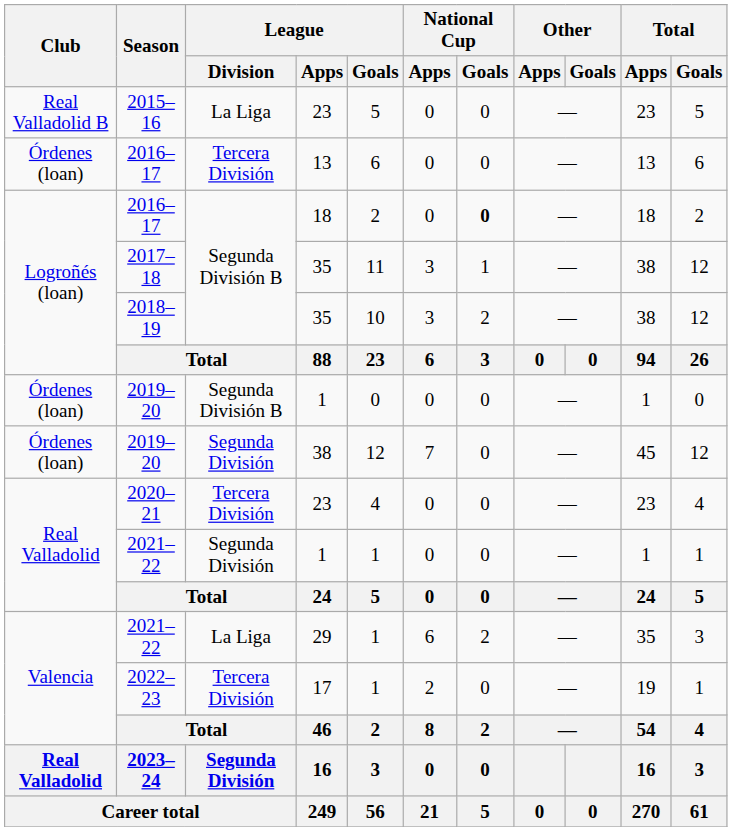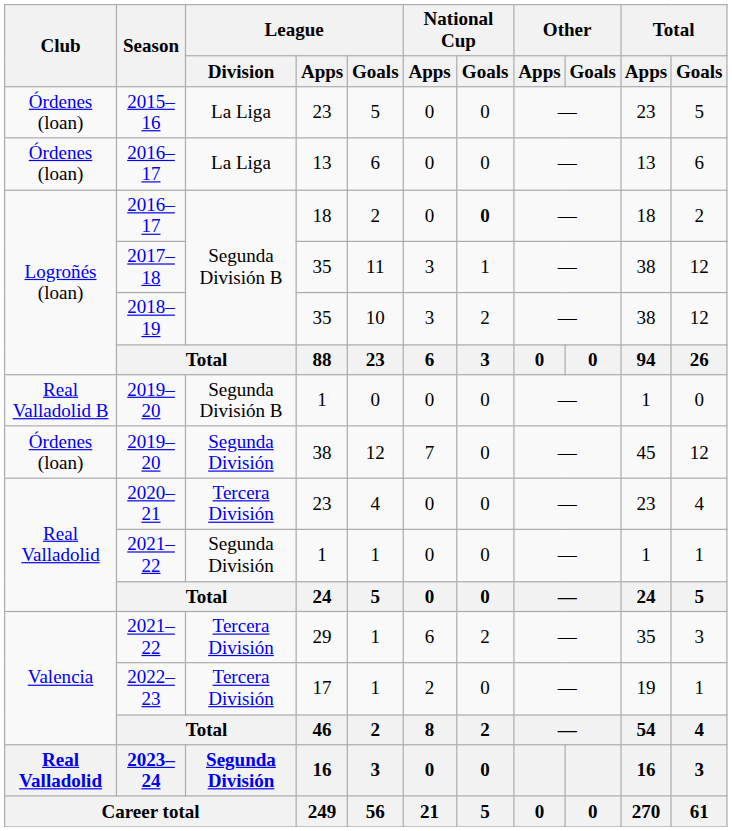(61, 112) Real Valladolid B -> (61, 112) Órdenes (loan)
(241, 163) Tercera División -> (241, 163) La Liga
(61, 400) Órdenes (loan) -> (61, 400) Real Valladolid B
(241, 637) La Liga -> (241, 637) Tercera División
